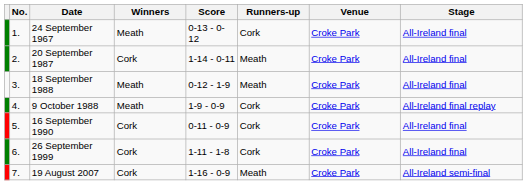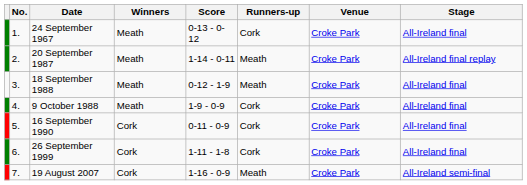(127, 59) Cork -> (130, 59) Meath
(435, 59) All-Ireland final -> (449, 59) All-Ireland final replay
(449, 105) All-Ireland final replay -> (435, 105) All-Ireland final
